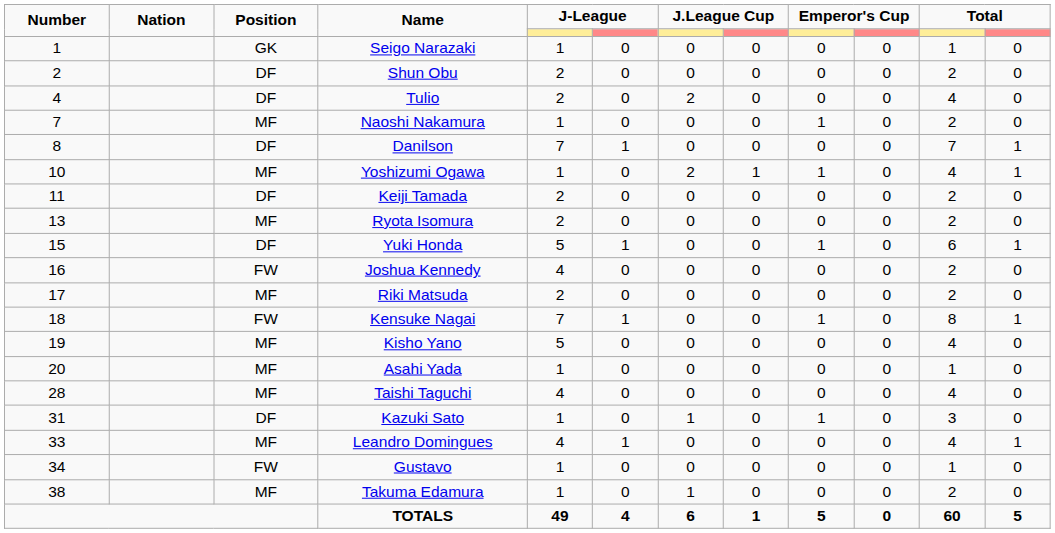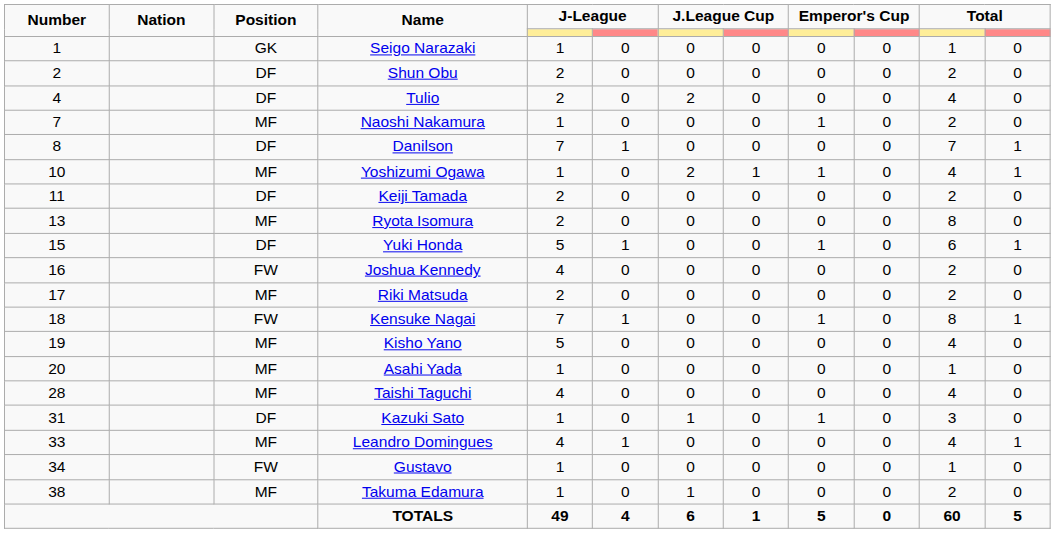(952, 220) 2 -> (952, 220) 8
